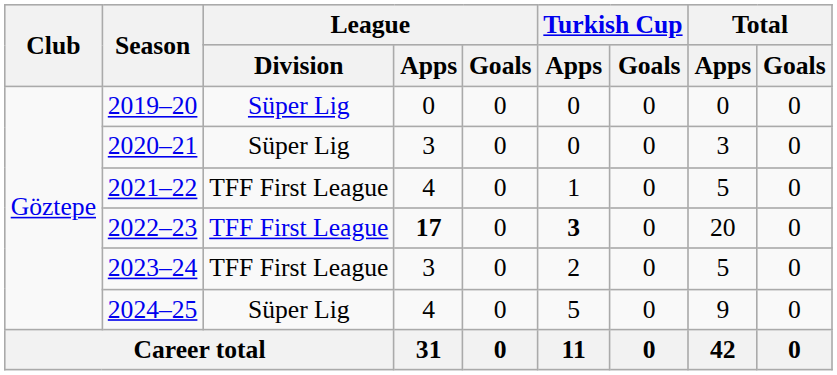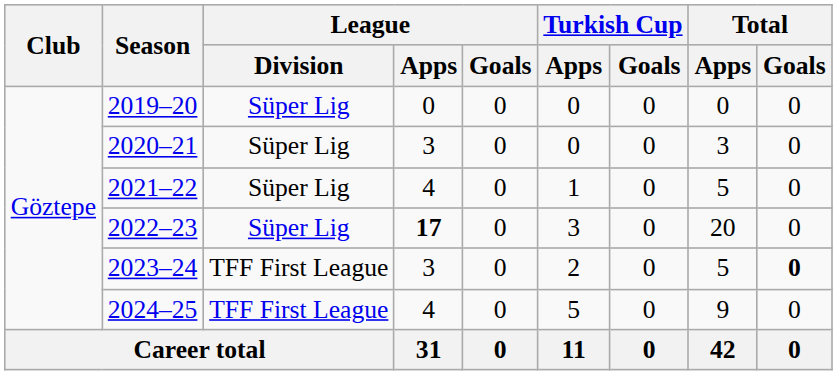(299, 187) TFF First League -> (299, 187) Süper Lig
(299, 227) TFF First League -> (299, 227) Süper Lig
(574, 227) bold -> (574, 227) normal
(794, 268) normal -> (794, 268) bold
(299, 308) Süper Lig -> (299, 308) TFF First League
